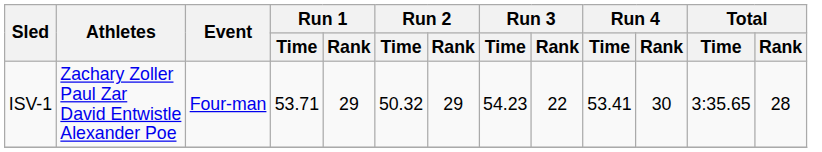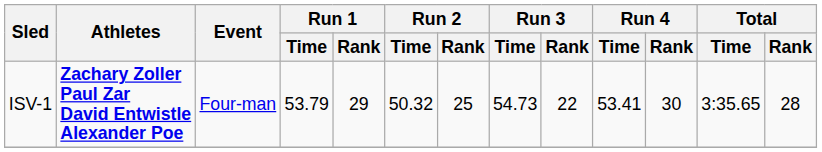(121, 104) normal -> (126, 104) bold
(297, 104) 53.71 -> (307, 104) 53.79
(453, 104) 29 -> (463, 104) 25
(505, 104) 54.23 -> (515, 104) 54.73
